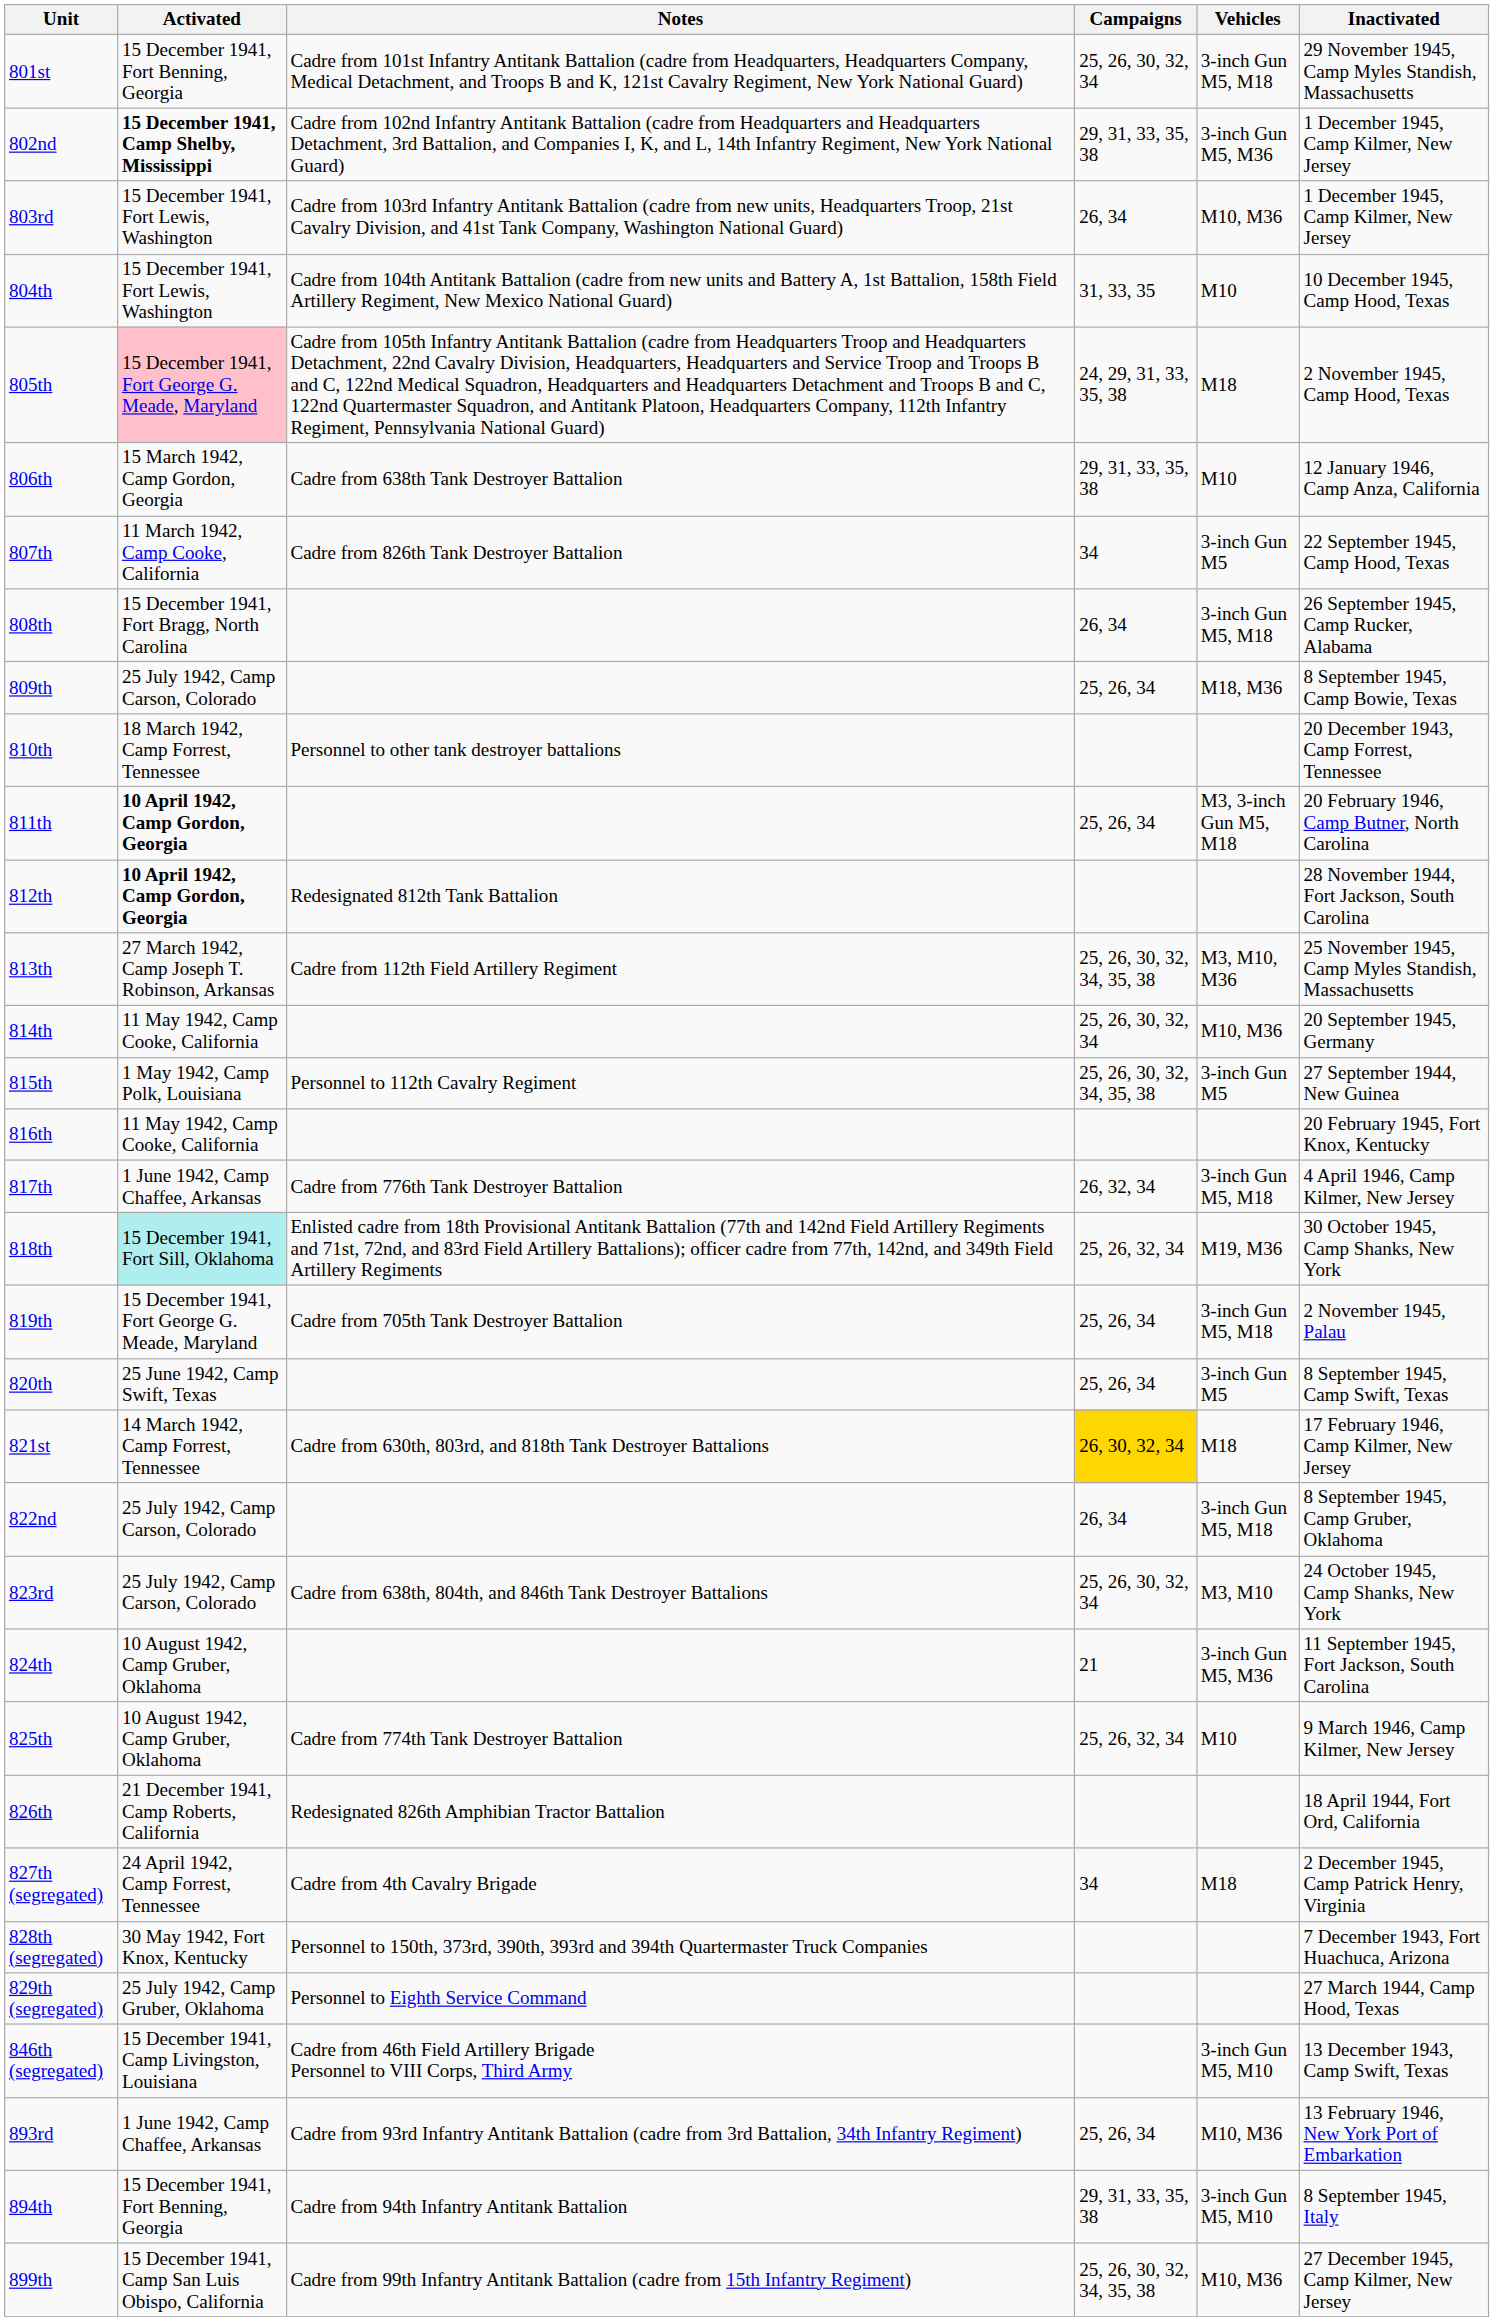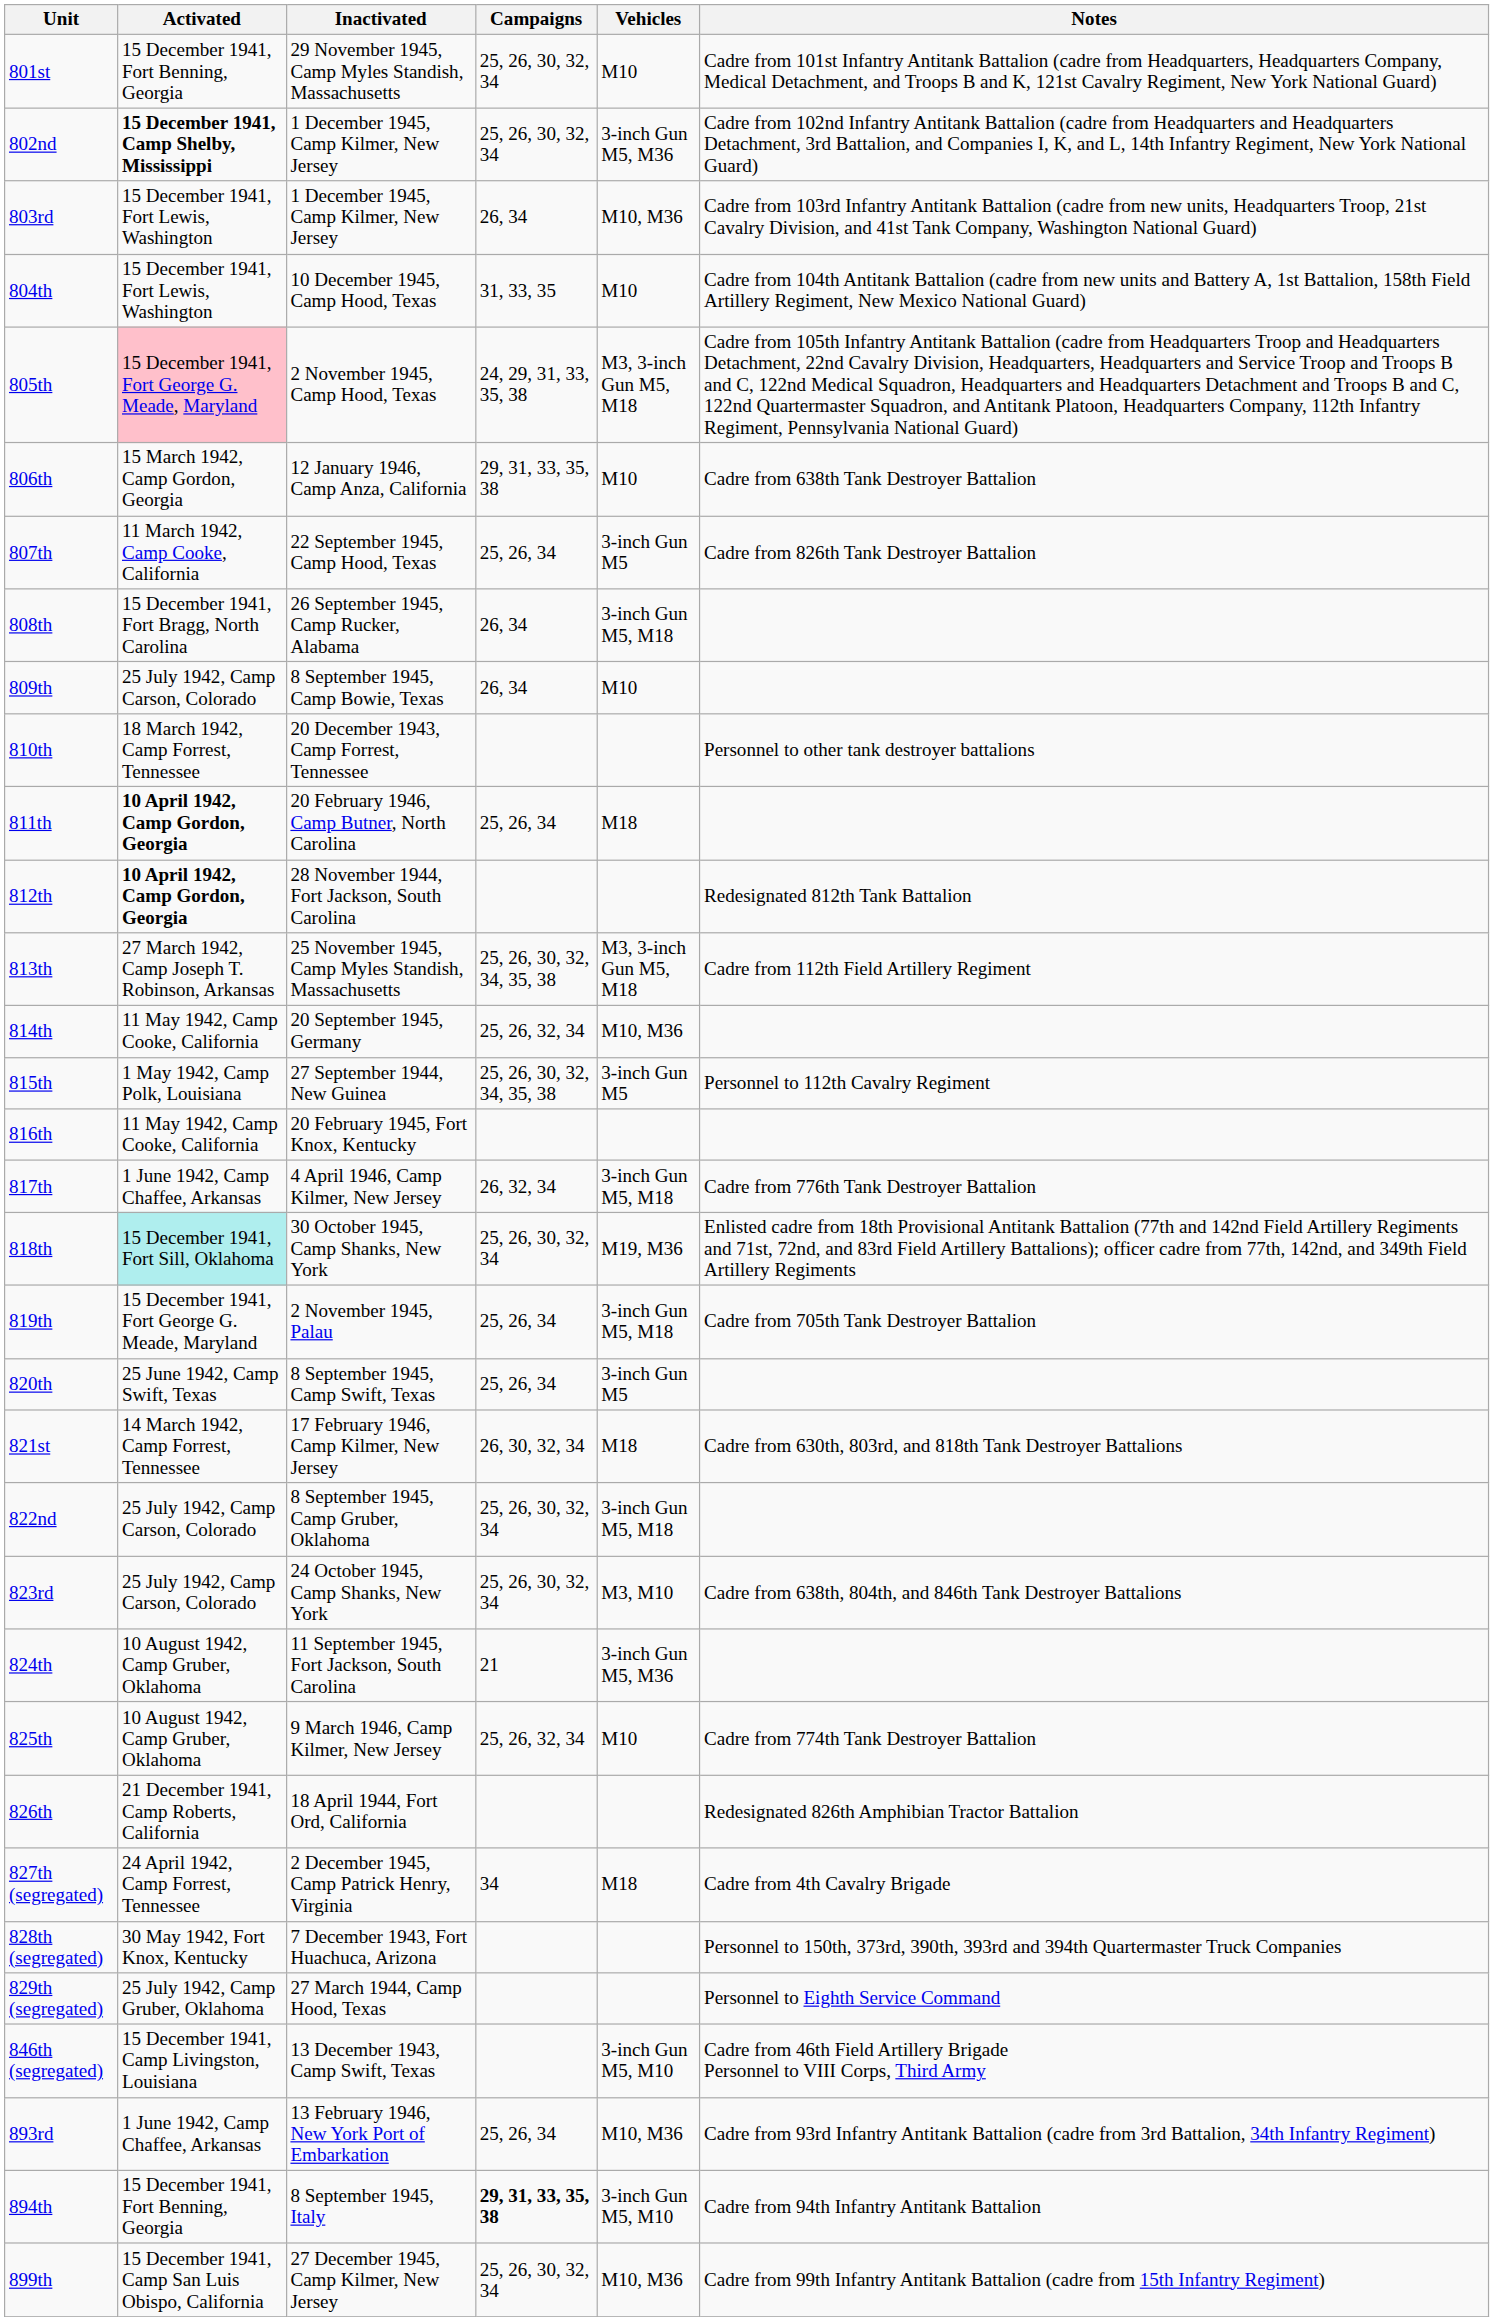columns swapped: (1394, 19) <-> (680, 19)
(1244, 71) 3-inch Gun M5, M18 -> (619, 71) M10
(1134, 144) 29, 31, 33, 35, 38 -> (534, 144) 25, 26, 30, 32, 34
(1219, 384) M18 -> (644, 384) M3, 3-inch Gun M5, M18
(1089, 552) 34 -> (518, 552) 25, 26, 34
(1117, 687) 25, 26, 34 -> (504, 687) 26, 34
(1242, 687) M18, M36 -> (619, 687) M10
(1243, 822) M3, 3-inch Gun M5, M18 -> (619, 822) M18
(1239, 969) M3, M10, M36 -> (644, 969) M3, 3-inch Gun M5, M18
(1134, 1031) 25, 26, 30, 32, 34 -> (532, 1031) 25, 26, 32, 34
(1132, 1248) 25, 26, 32, 34 -> (534, 1248) 25, 26, 30, 32, 34
(1132, 1446) gold background -> (532, 1446) no background
(1103, 1519) 26, 34 -> (534, 1519) 25, 26, 30, 32, 34
(1134, 2206) normal -> (534, 2206) bold
(1134, 2279) 25, 26, 30, 32, 34, 35, 38 -> (534, 2279) 25, 26, 30, 32, 34
